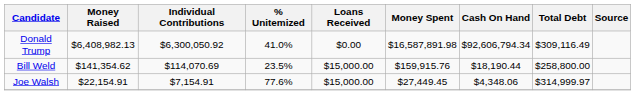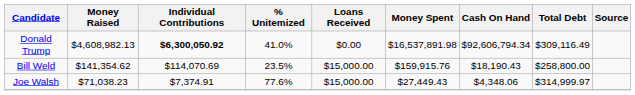(103, 44) $6,408,982.13 -> (103, 44) $4,608,982.13
(192, 44) normal -> (192, 44) bold
(422, 44) $16,587,891.98 -> (422, 44) $16,537,891.98
(496, 66) $18,190.44 -> (496, 66) $18,190.43
(103, 81) $22,154.91 -> (103, 81) $71,038.23
(192, 81) $7,154.91 -> (192, 81) $7,374.91
(422, 81) $27,449.45 -> (422, 81) $27,449.43
